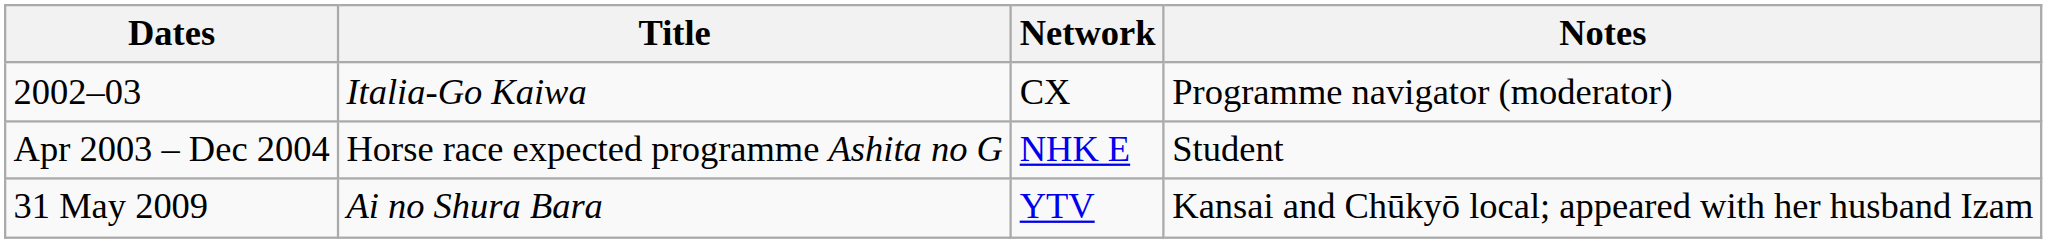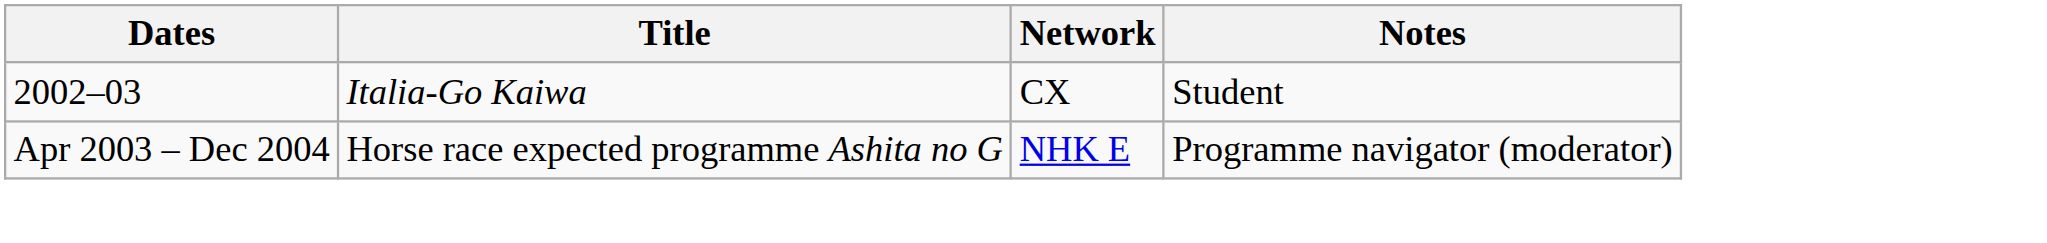(1422, 91) Programme navigator (moderator) -> (1228, 91) Student
(1228, 149) Student -> (1422, 149) Programme navigator (moderator)
- row: (111, 206)
